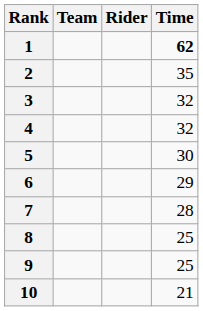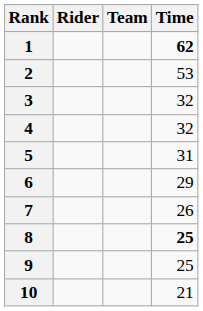columns swapped: (127, 18) <-> (77, 18)
(185, 73) 35 -> (185, 73) 53
(185, 155) 30 -> (185, 155) 31
(185, 210) 28 -> (185, 210) 26
(185, 237) normal -> (185, 237) bold
